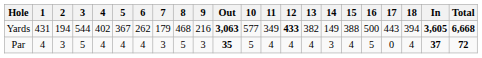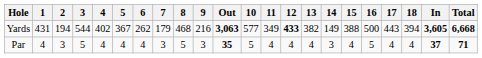(392, 45) 0 -> (392, 45) 4
(463, 45) 72 -> (463, 45) 71
